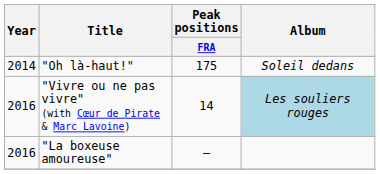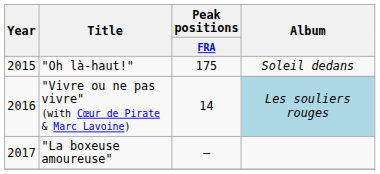(22, 66) 2014 -> (22, 66) 2015
(22, 153) 2016 -> (22, 153) 2017
